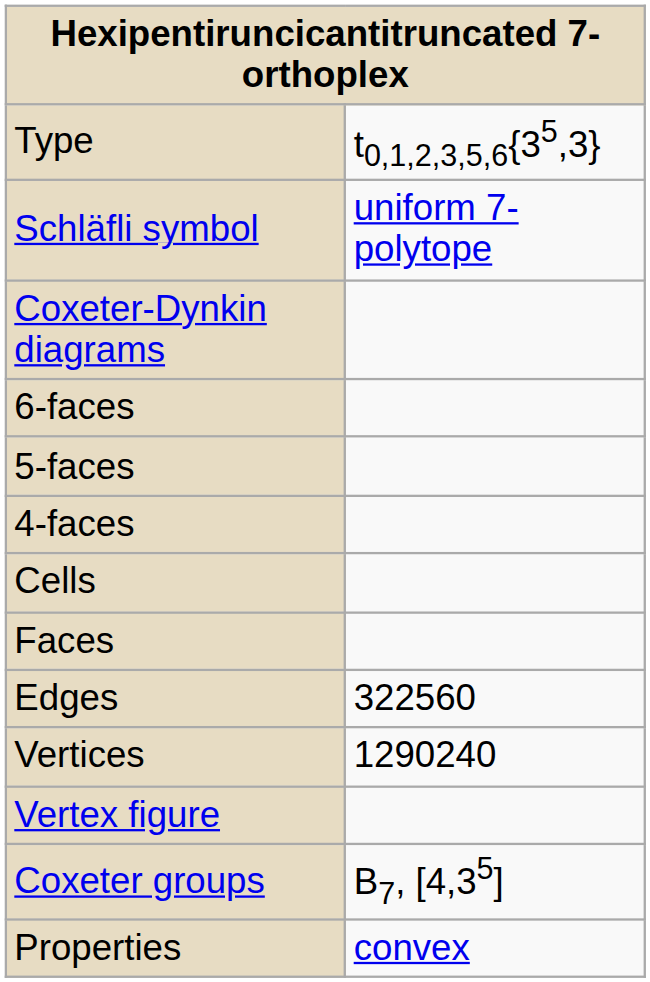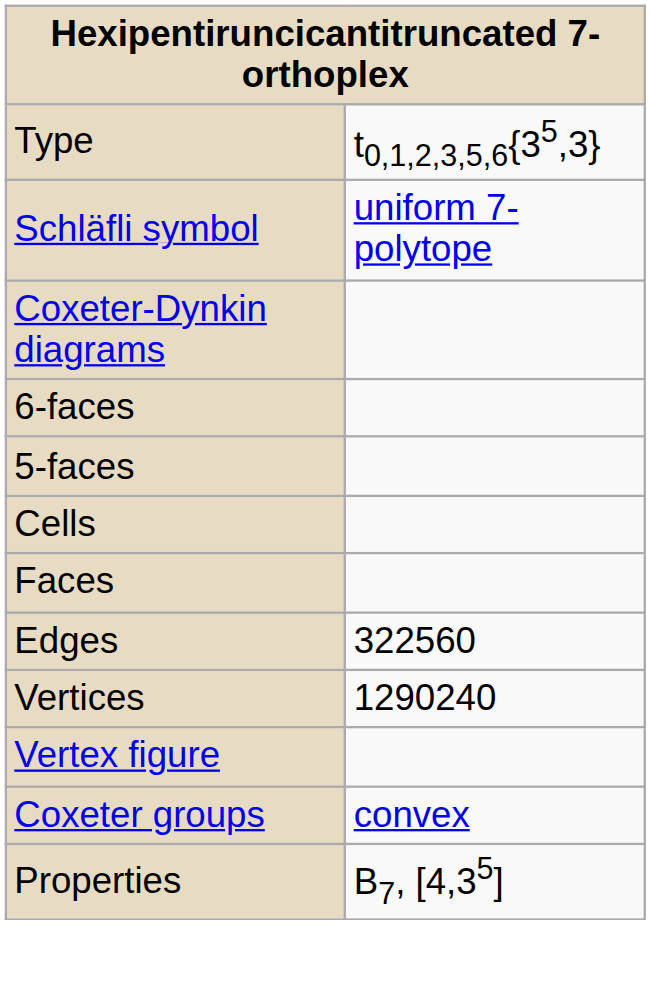- row: (74, 523)
(429, 882) B7, [4,35] -> (412, 814) convex
(412, 947) convex -> (429, 882) B7, [4,35]
